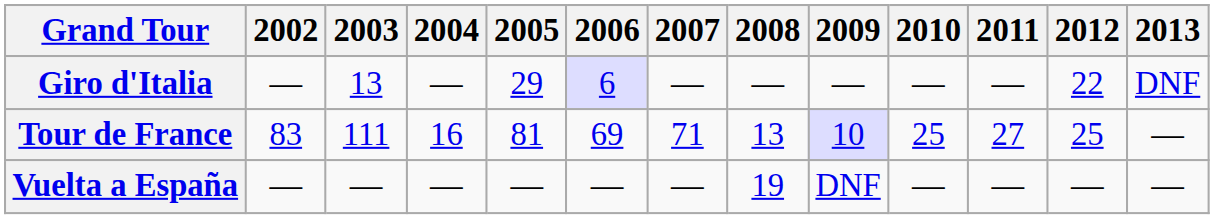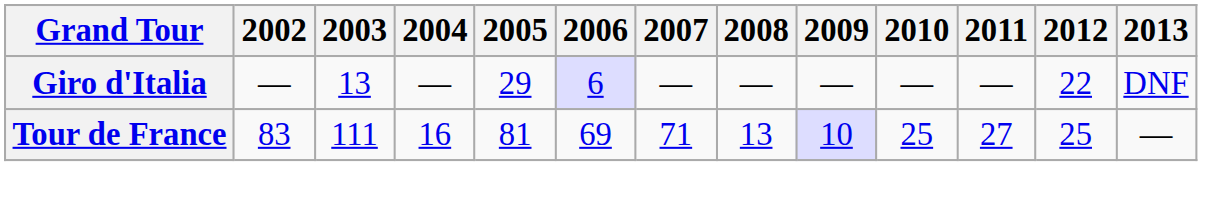- row: (125, 185)
